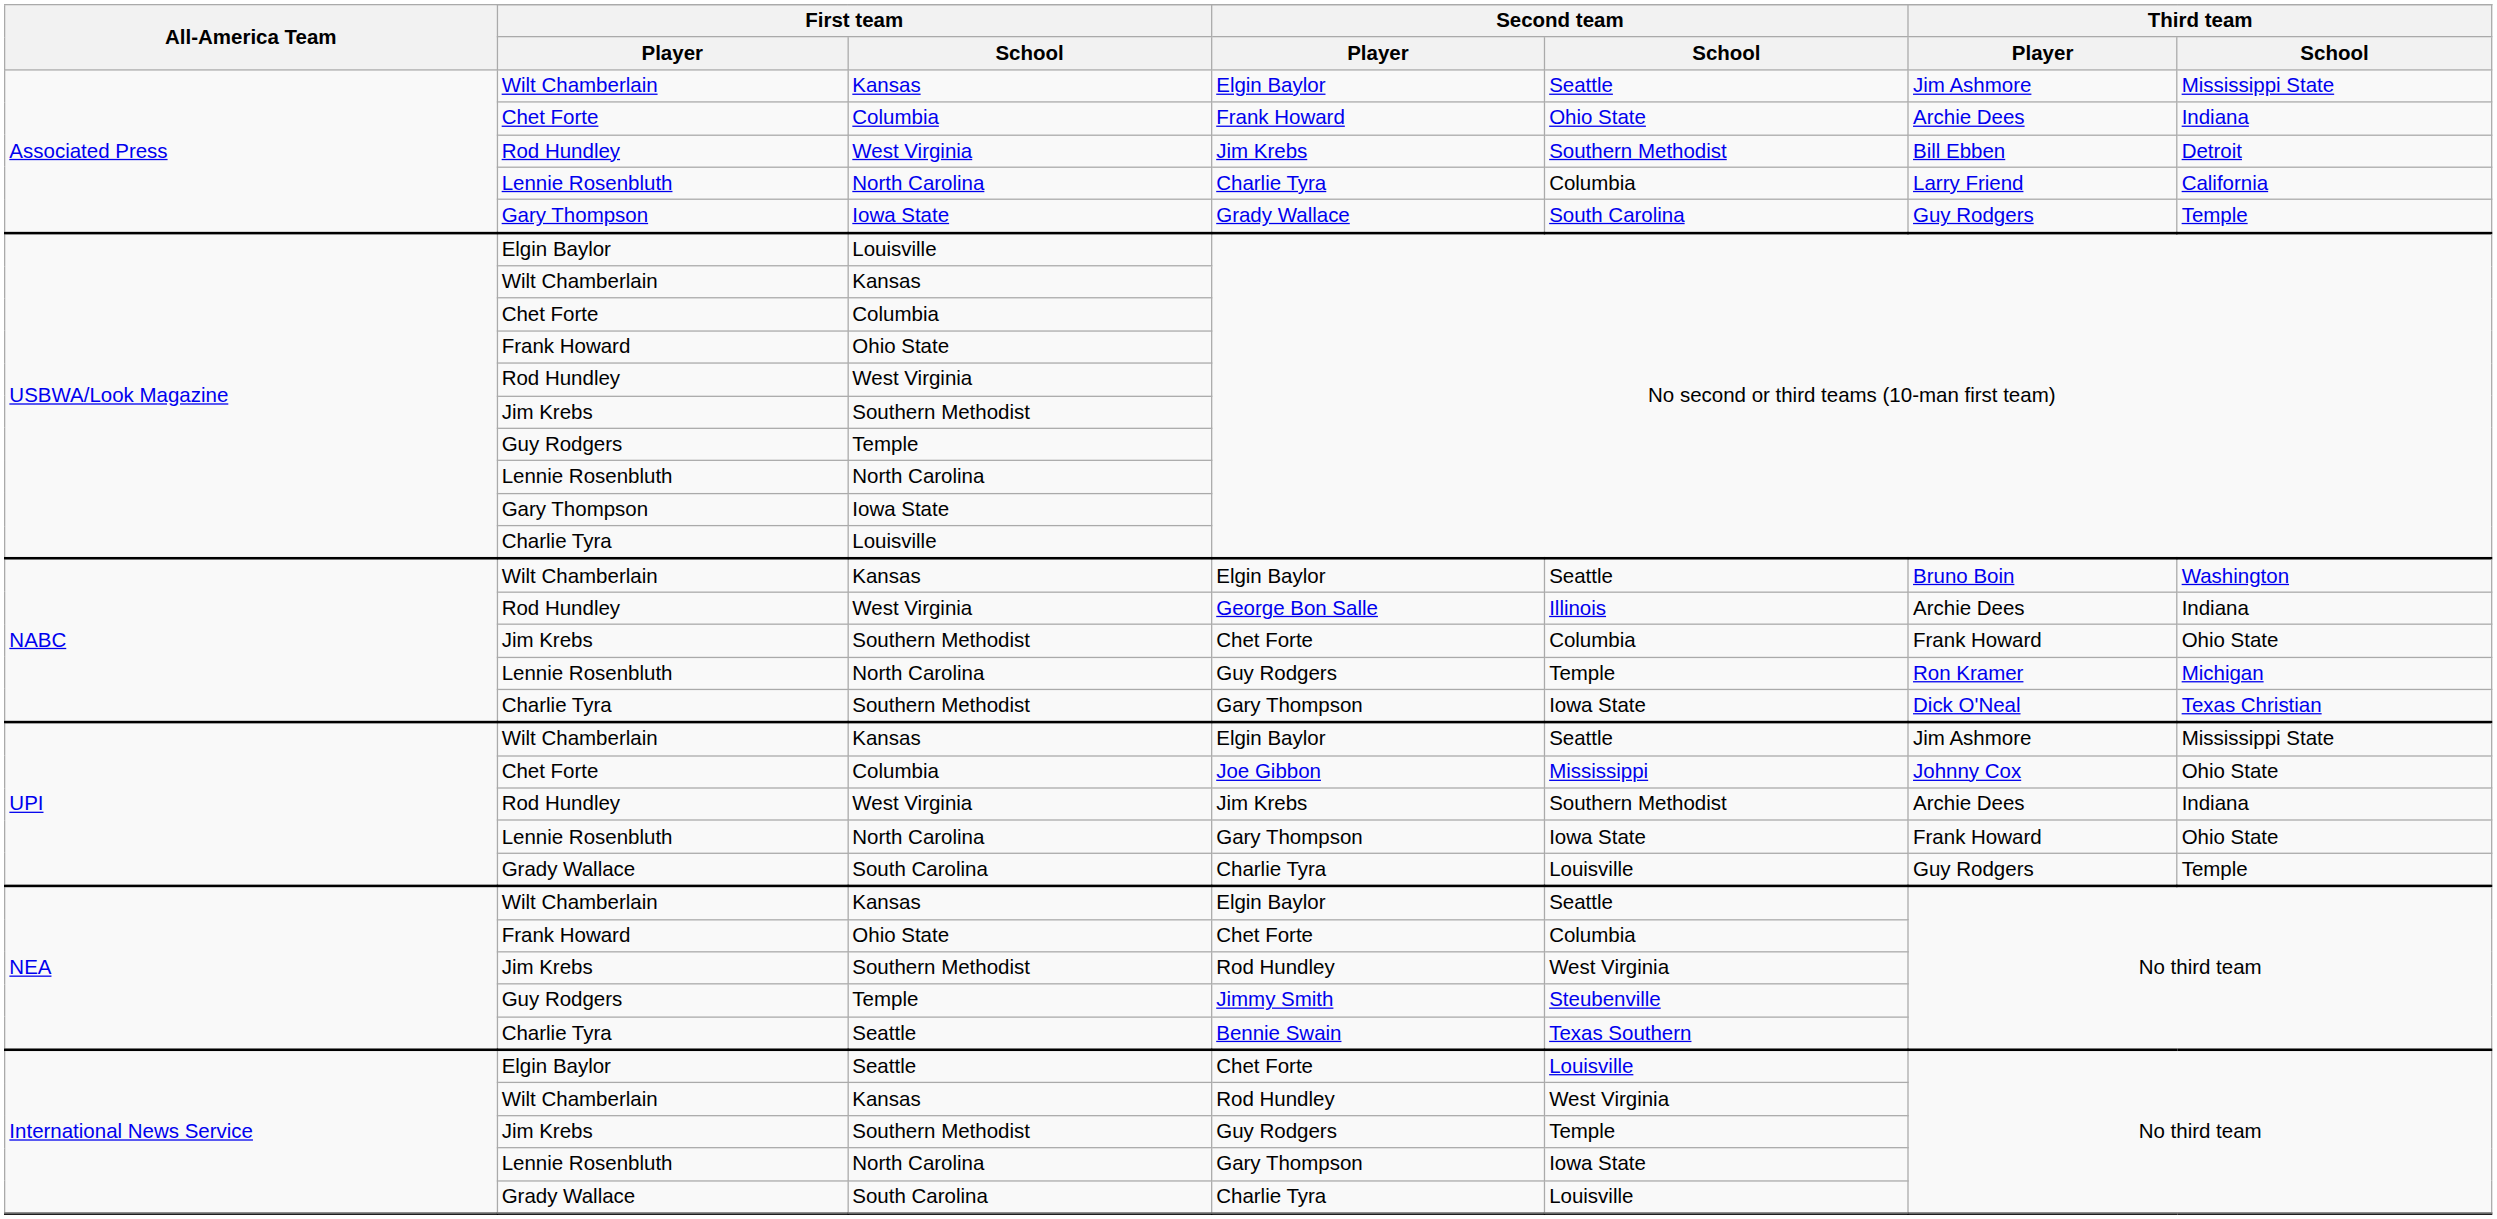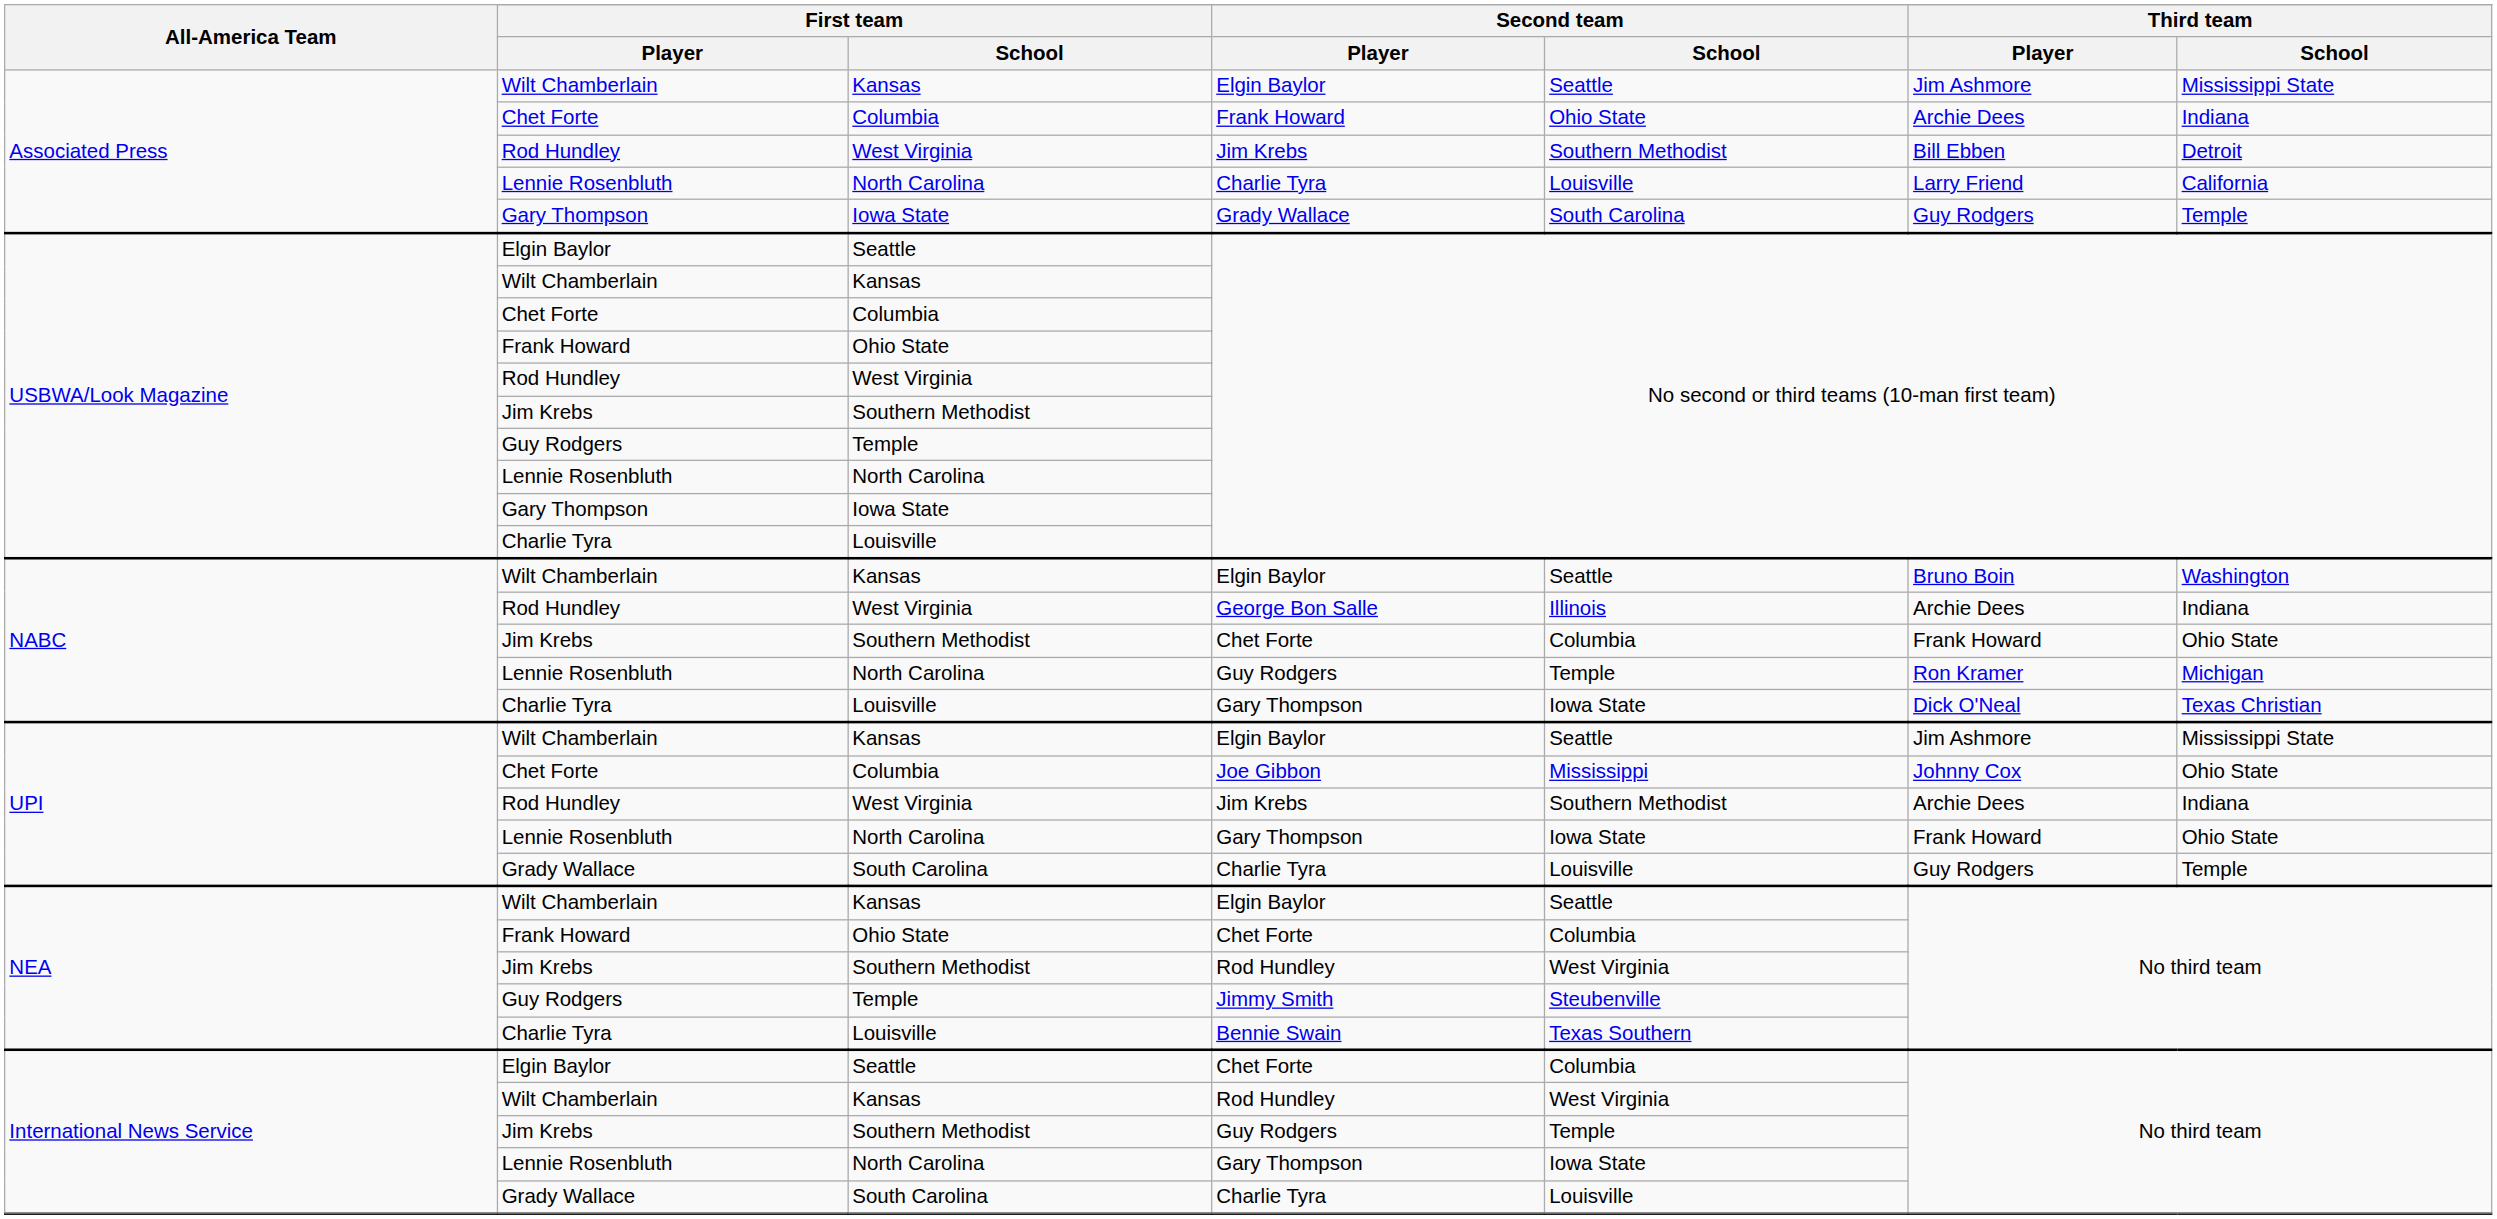(1592, 183) Columbia -> (1591, 183) Louisville
(894, 249) Louisville -> (884, 249) Seattle
(941, 705) Southern Methodist -> (894, 705) Louisville
(884, 1032) Seattle -> (894, 1032) Louisville
(1591, 1066) Louisville -> (1592, 1066) Columbia
